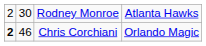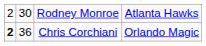(25, 31) 46 -> (25, 31) 36
